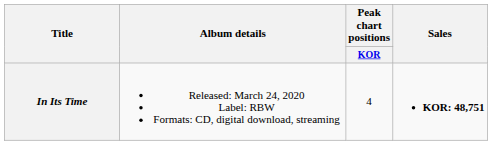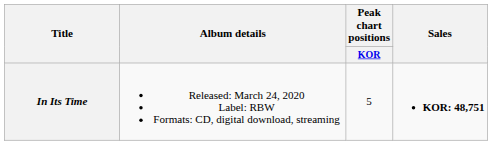(369, 101) 4 -> (369, 101) 5
